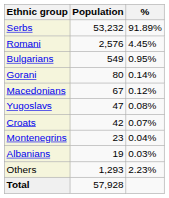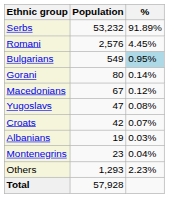(142, 59) no background -> (142, 59) lightblue background
rows swapped: (37, 138) <-> (28, 153)
